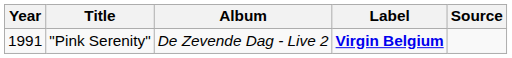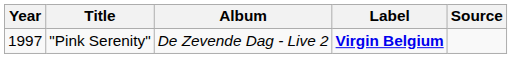(25, 41) 1991 -> (25, 41) 1997
